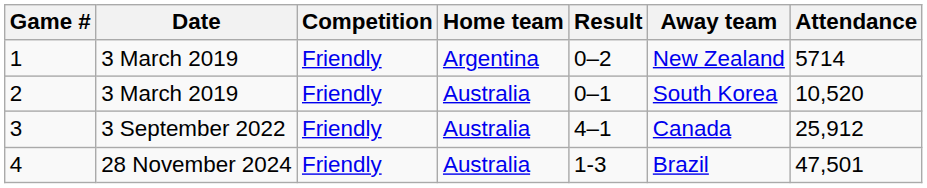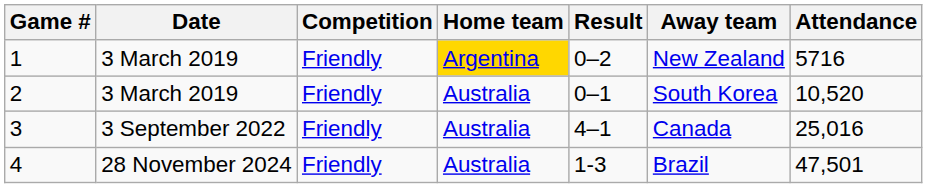(491, 57) no background -> (491, 57) gold background
(820, 57) 5714 -> (820, 57) 5716
(829, 128) 25,912 -> (829, 128) 25,016
